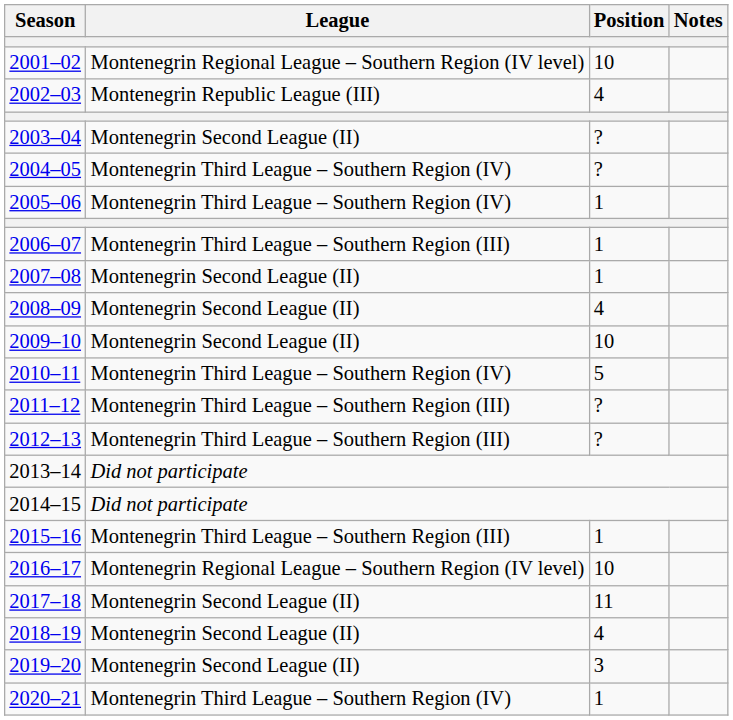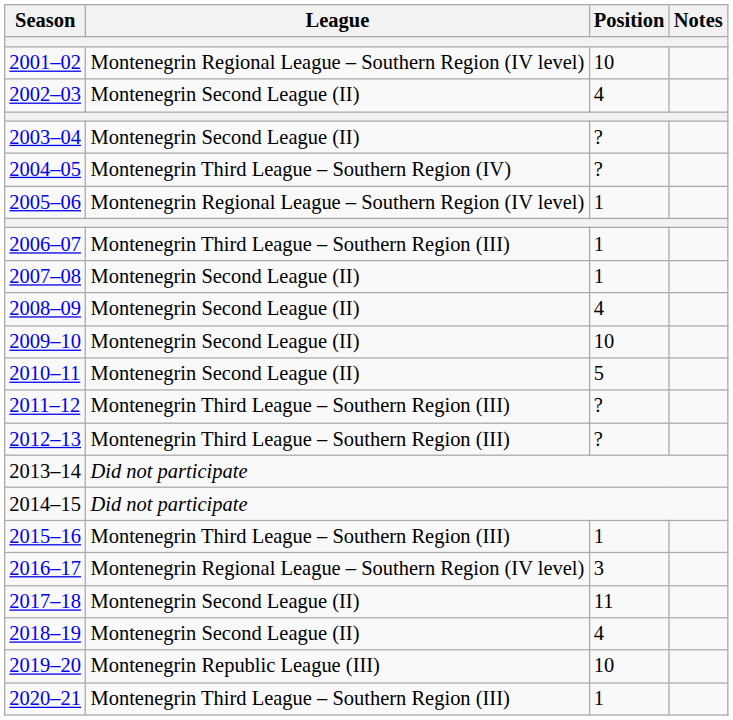(235, 95) Montenegrin Republic League (III) -> (225, 95) Montenegrin Second League (II)
(301, 202) Montenegrin Third League – Southern Region (IV) -> (337, 202) Montenegrin Regional League – Southern Region (IV level)
(301, 373) Montenegrin Third League – Southern Region (IV) -> (225, 373) Montenegrin Second League (II)
(604, 568) 10 -> (599, 568) 3
(225, 666) Montenegrin Second League (II) -> (235, 666) Montenegrin Republic League (III)
(599, 666) 3 -> (604, 666) 10
(301, 698) Montenegrin Third League – Southern Region (IV) -> (300, 698) Montenegrin Third League – Southern Region (III)
